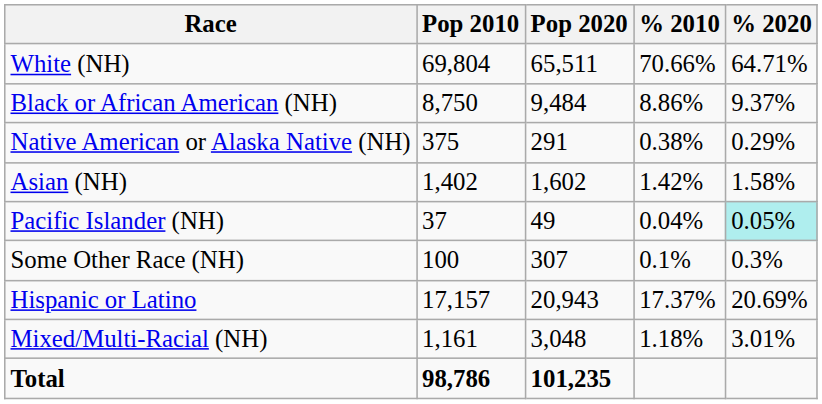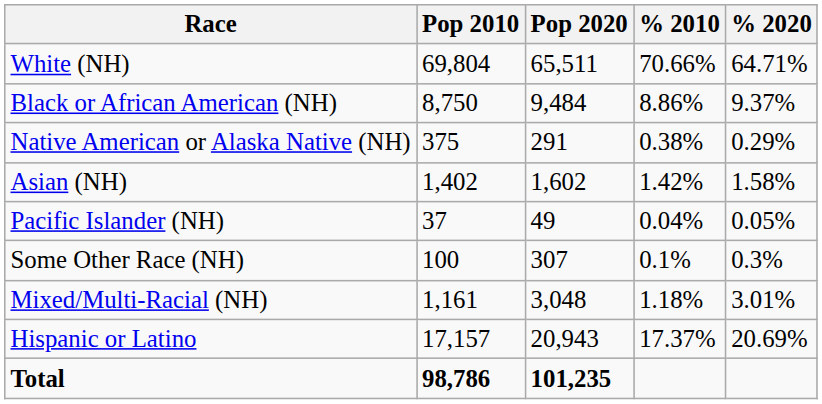(763, 220) paleturquoise background -> (763, 220) no background
rows swapped: (139, 338) <-> (103, 299)
